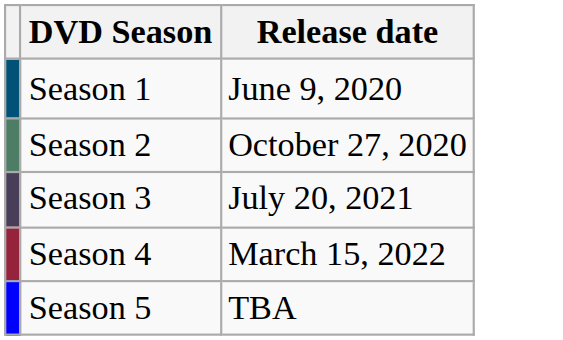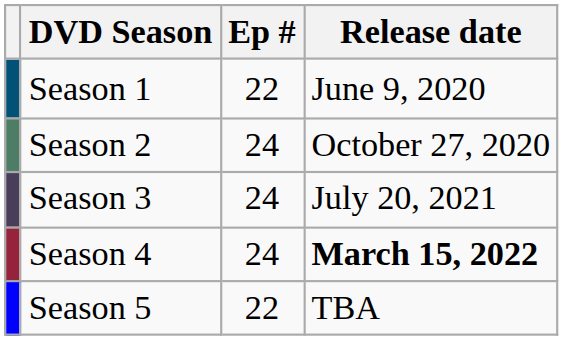+ column: (262, 31)
(337, 253) normal -> (425, 253) bold
